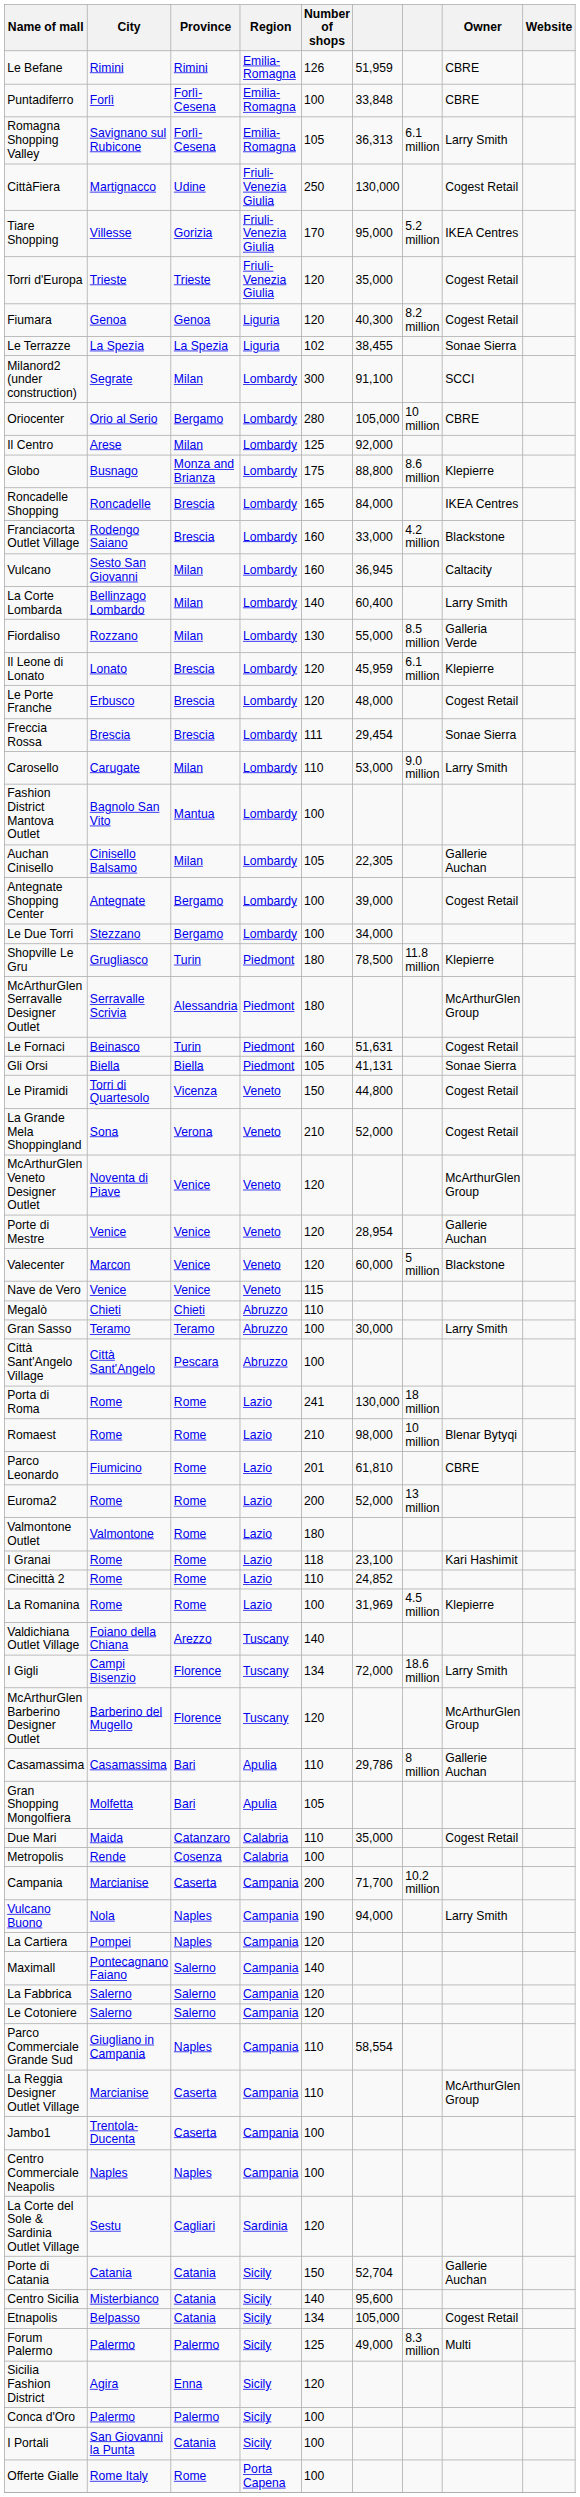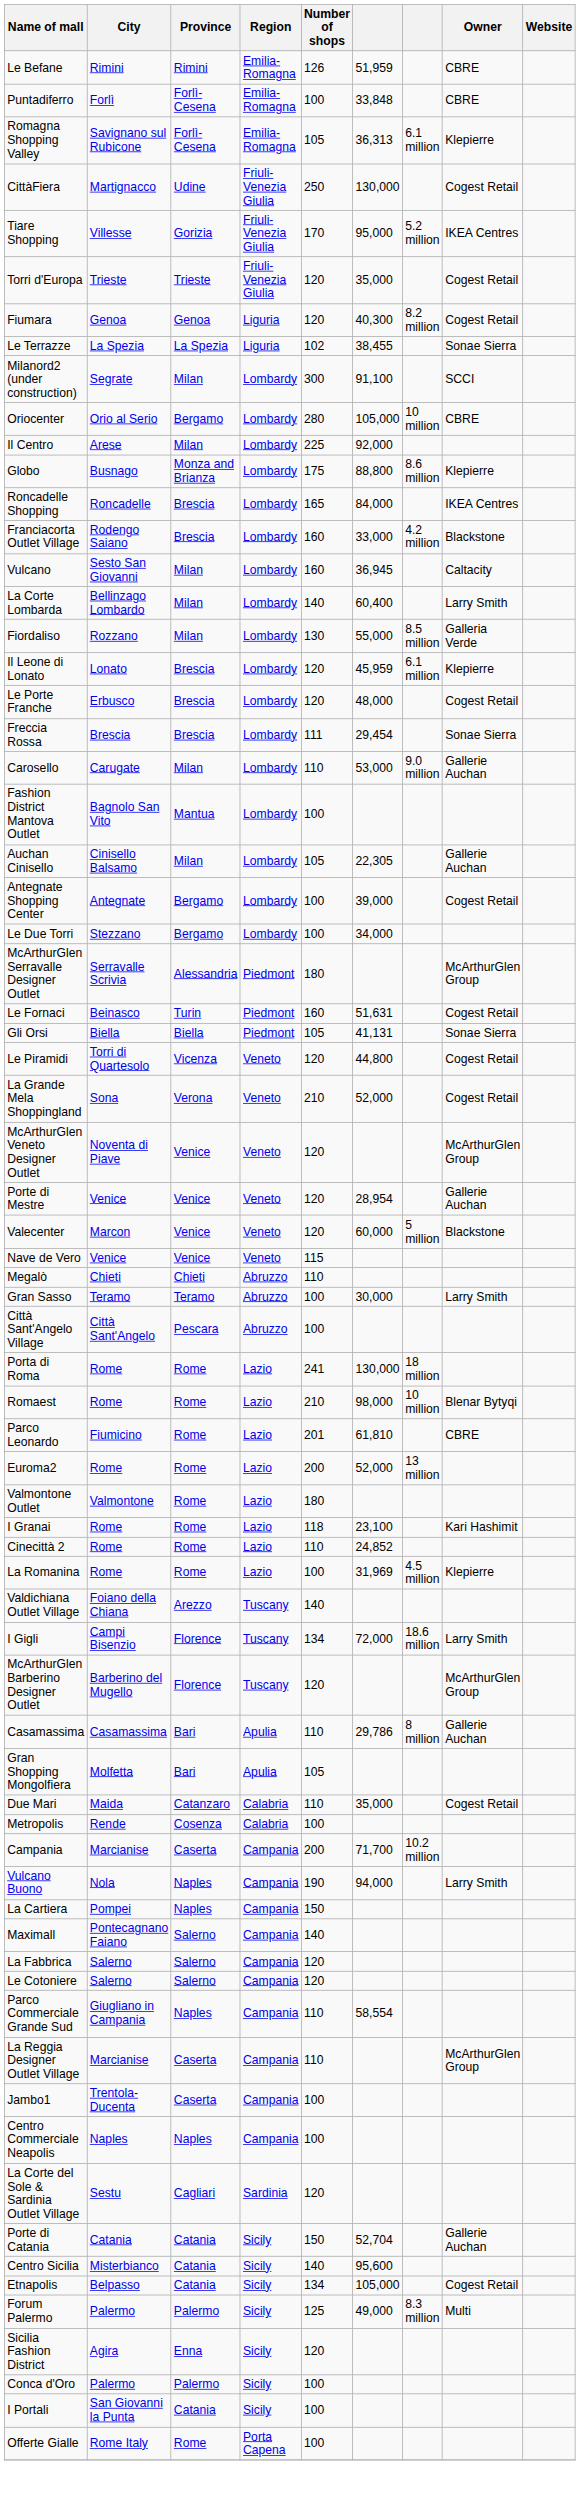(476, 140) Larry Smith -> (470, 140) Klepierre
(314, 445) 125 -> (314, 445) 225
(476, 767) Larry Smith -> (466, 767) Gallerie Auchan
- row: (40, 960)
(314, 1092) 150 -> (314, 1059) 120
(314, 1942) 120 -> (314, 1909) 150
